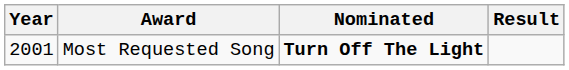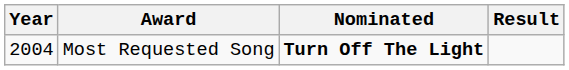(31, 50) 2001 -> (31, 50) 2004
